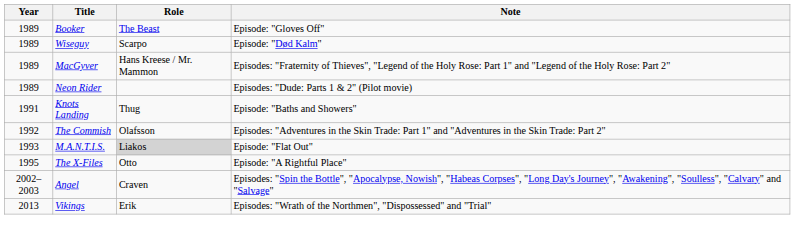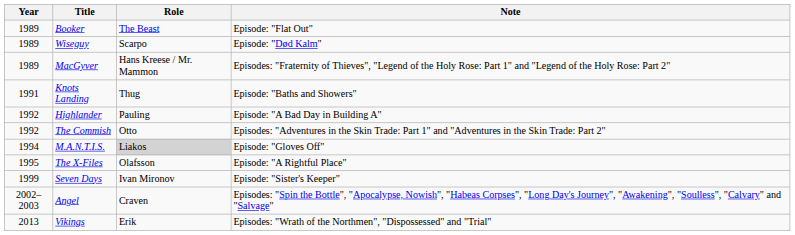(279, 28) Episode: "Gloves Off" -> (273, 28) Episode: "Flat Out"
- row: (78, 87)
+ row: (79, 115)
(137, 131) Olafsson -> (128, 131) Otto
(29, 147) 1993 -> (29, 147) 1994
(273, 147) Episode: "Flat Out" -> (279, 147) Episode: "Gloves Off"
(128, 163) Otto -> (137, 163) Olafsson
+ row: (79, 179)
